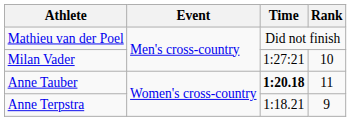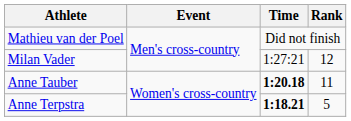(327, 60) 10 -> (327, 60) 12
(284, 105) normal -> (284, 105) bold
(327, 105) 9 -> (327, 105) 5
